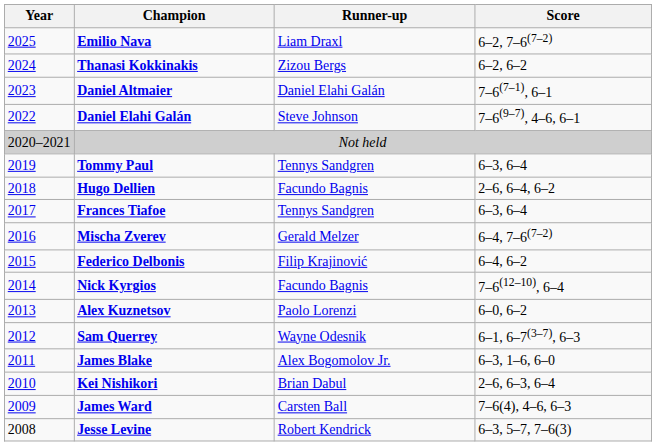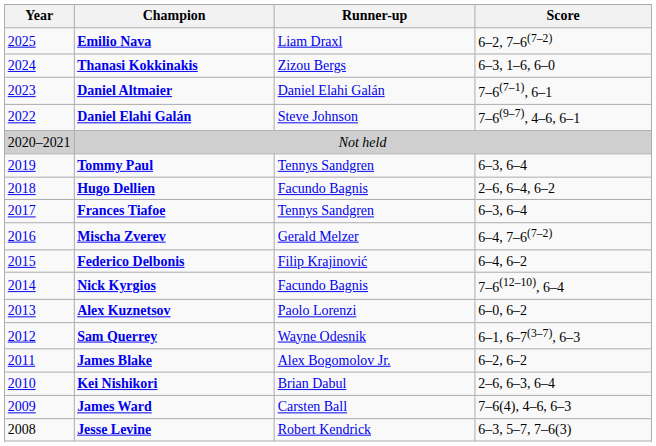(503, 66) 6–2, 6–2 -> (517, 66) 6–3, 1–6, 6–0
(517, 361) 6–3, 1–6, 6–0 -> (503, 361) 6–2, 6–2
